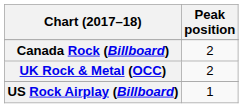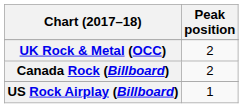rows swapped: (93, 50) <-> (93, 71)
